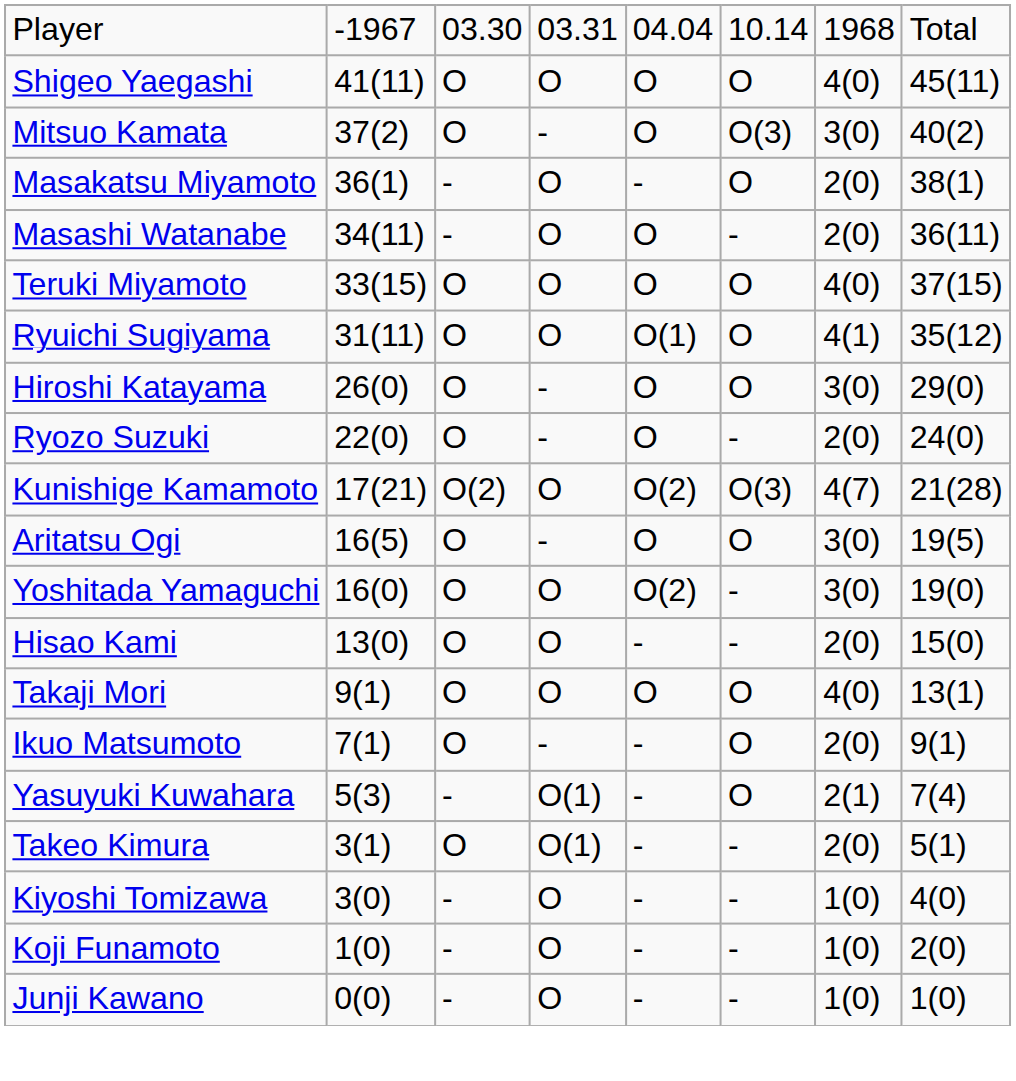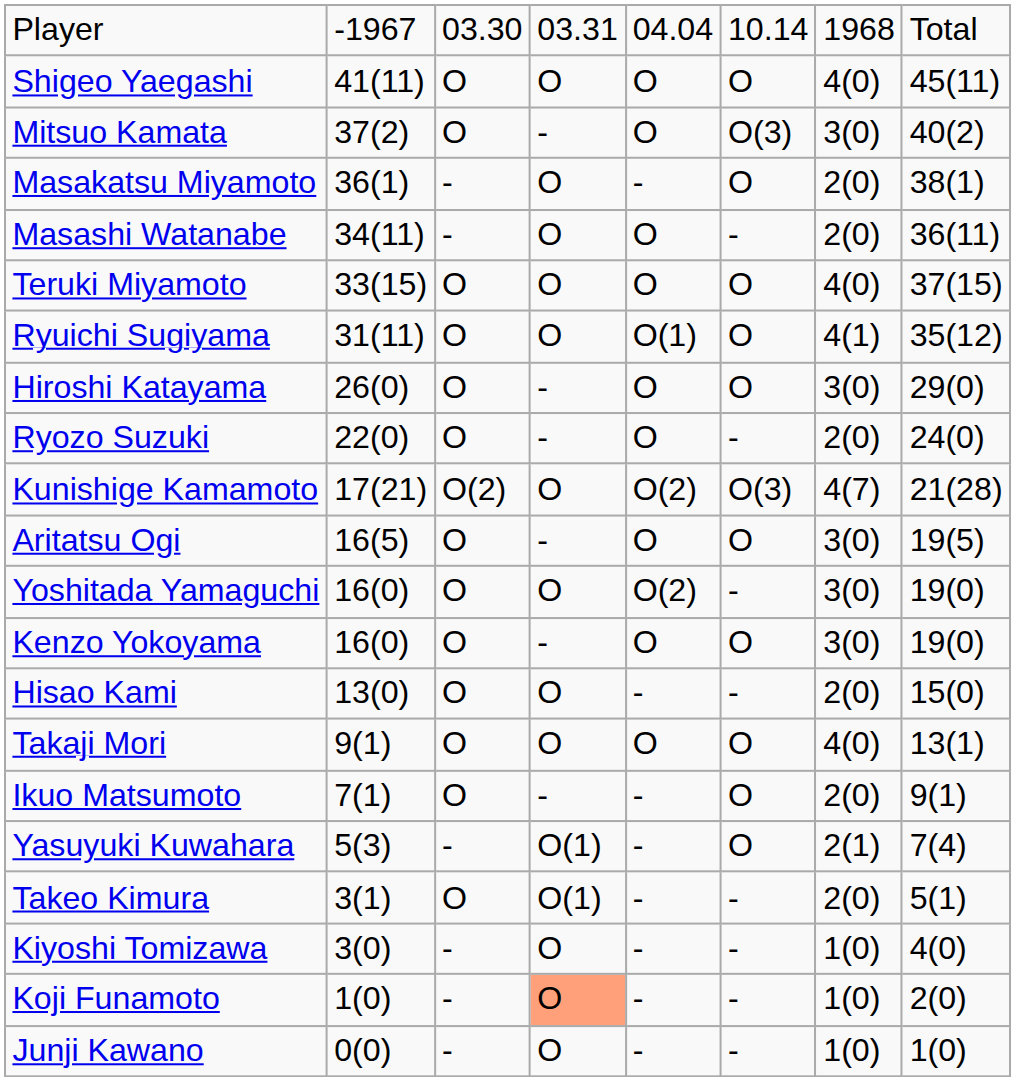+ row: (137, 642)
(550, 948) no background -> (550, 999) lightsalmon background
